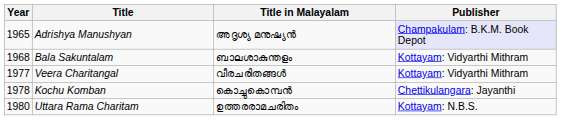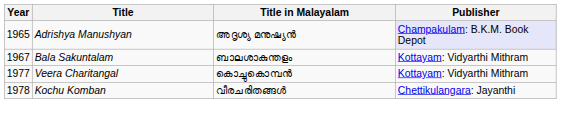(18, 57) 1968 -> (18, 57) 1967
(251, 73) വീരചരിതങ്ങൾ -> (254, 73) കൊച്ചുകൊമ്പൻ
(254, 90) കൊച്ചുകൊമ്പൻ -> (251, 90) വീരചരിതങ്ങൾ
- row: (87, 106)
